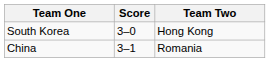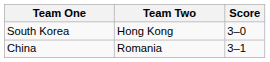columns swapped: (210, 13) <-> (135, 13)
